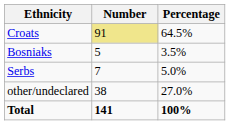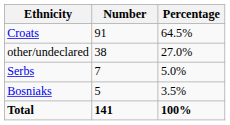(101, 33) khaki background -> (101, 33) no background
rows swapped: (29, 52) <-> (48, 91)
